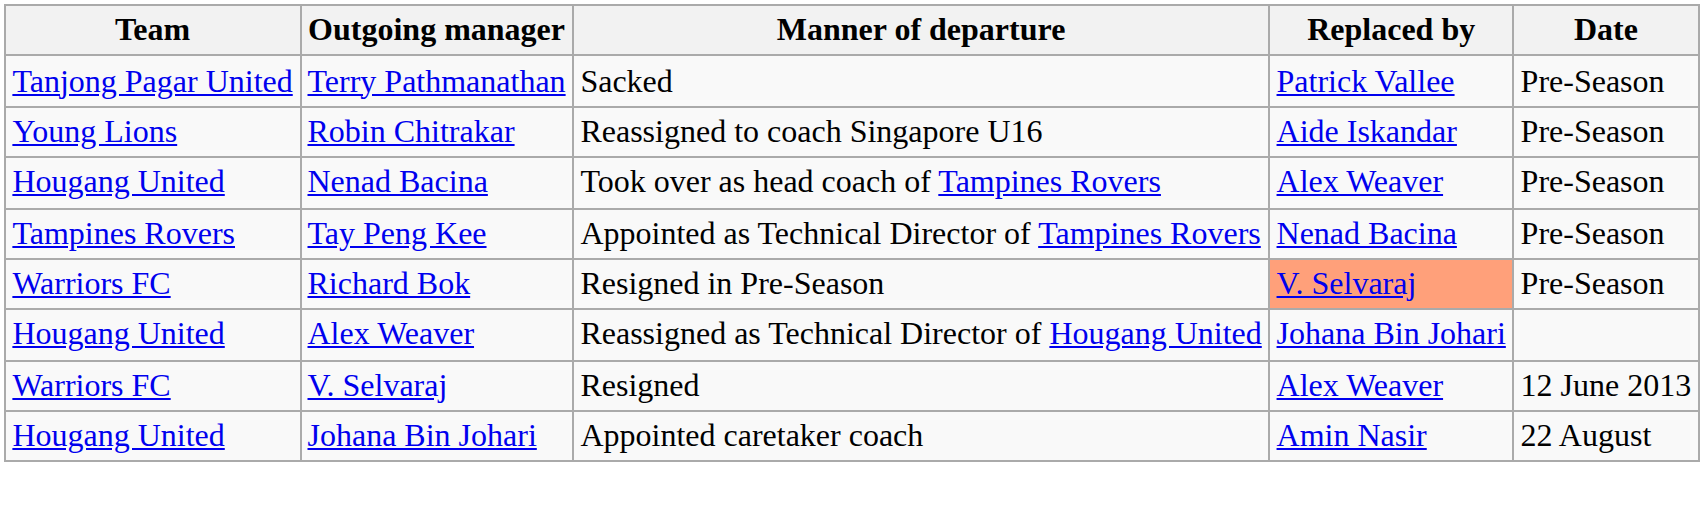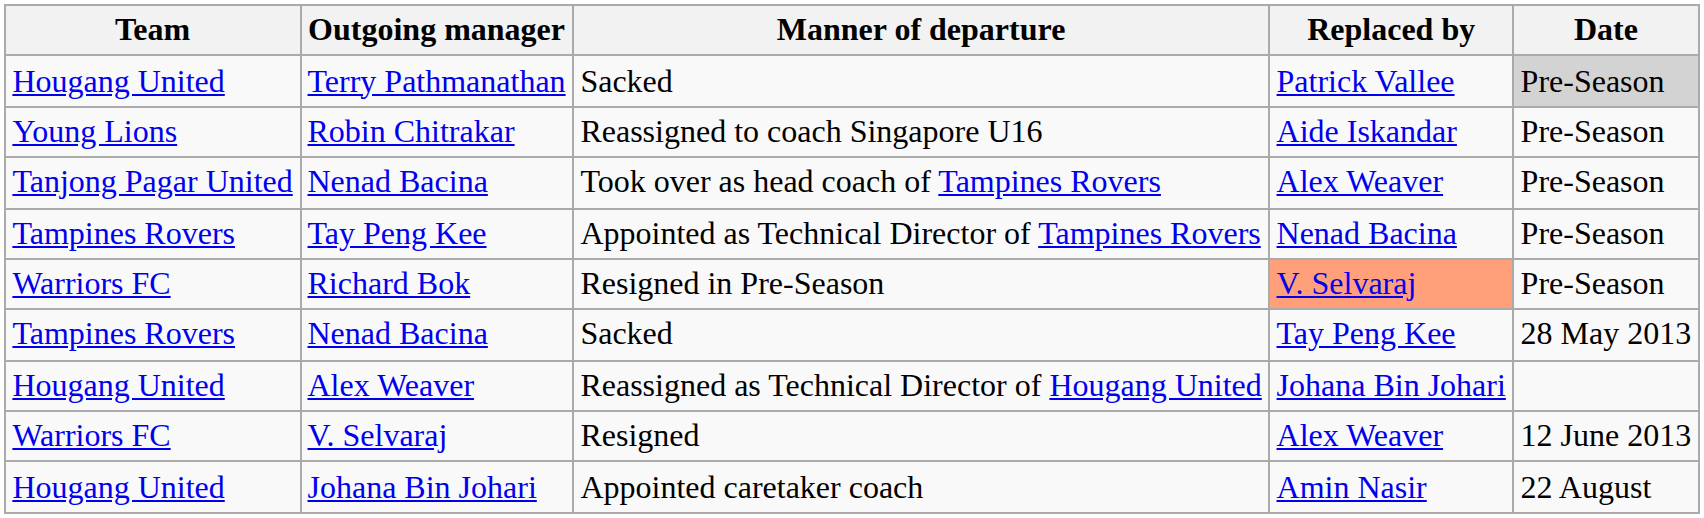(153, 80) Tanjong Pagar United -> (119, 80) Hougang United
(1593, 80) no background -> (1593, 80) lightgrey background
(119, 182) Hougang United -> (153, 182) Tanjong Pagar United
+ row: (398, 334)
